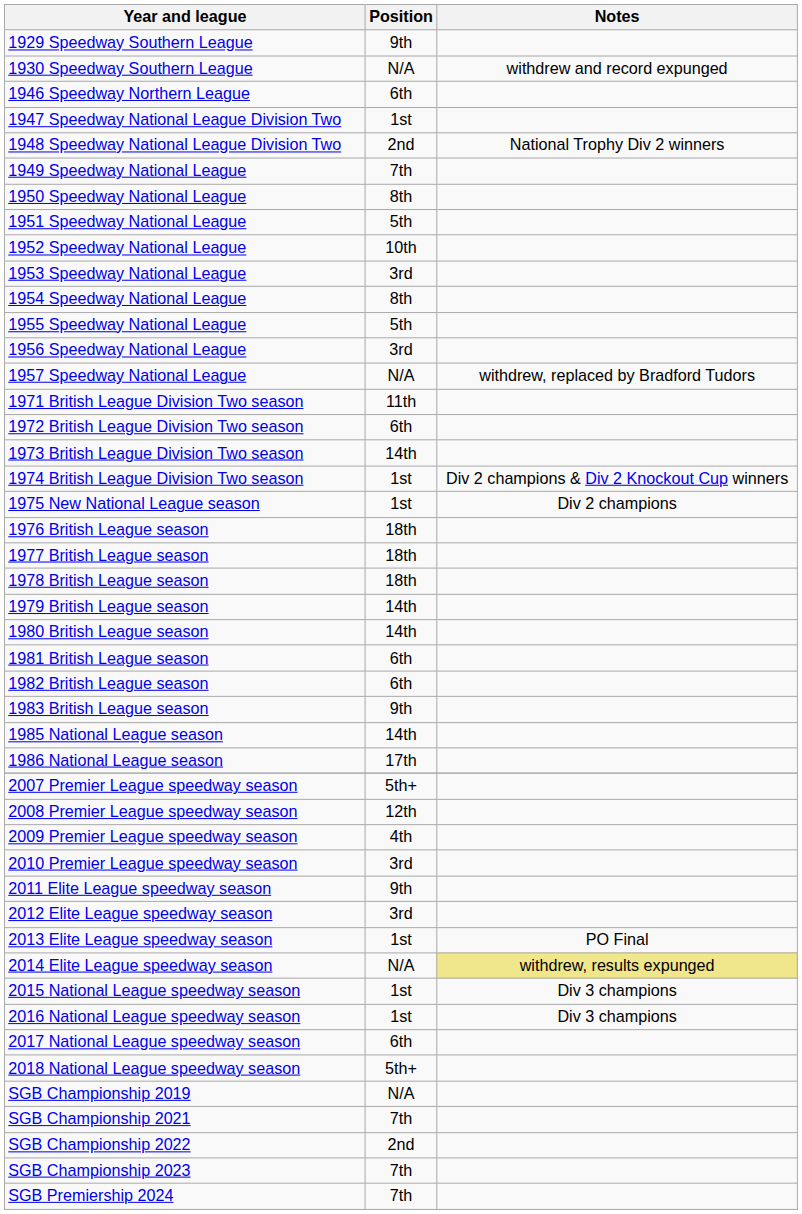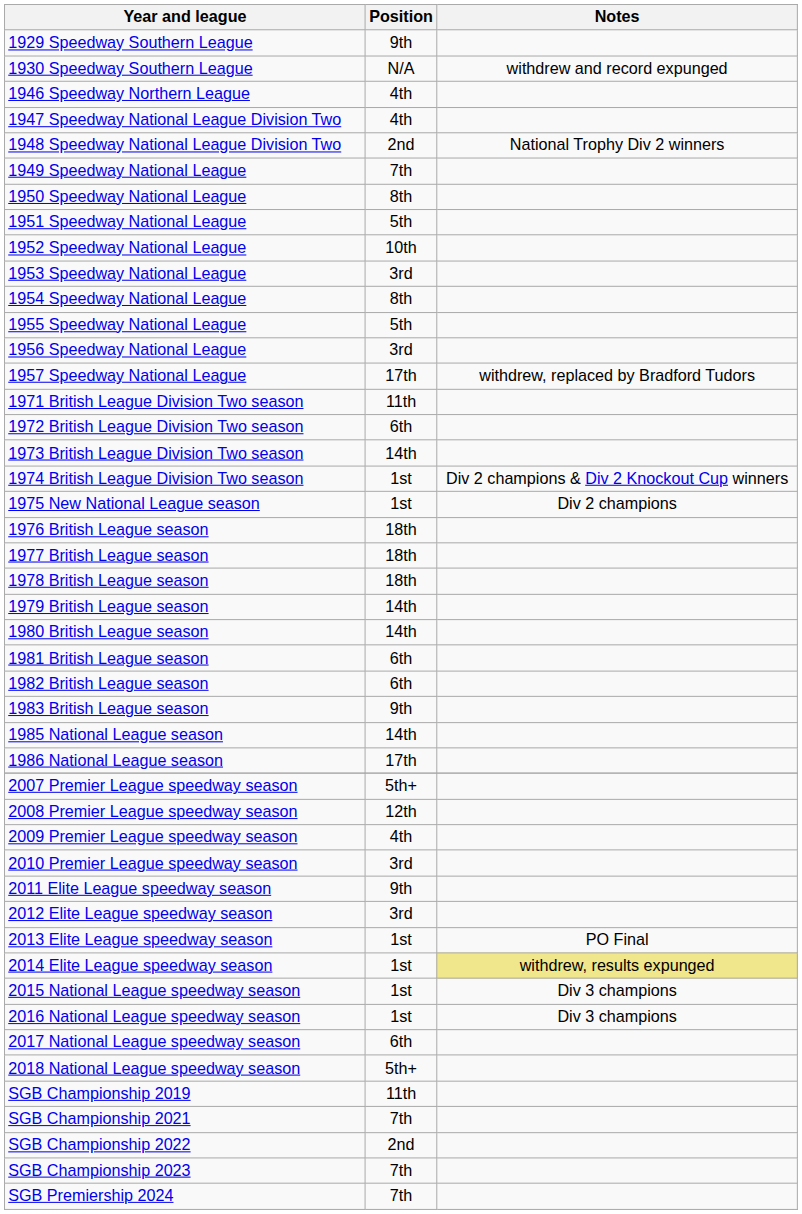(401, 94) 6th -> (401, 94) 4th
(401, 119) 1st -> (401, 119) 4th
(401, 376) N/A -> (401, 376) 17th
(401, 965) N/A -> (401, 965) 1st
(401, 1093) N/A -> (401, 1093) 11th
